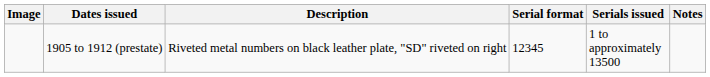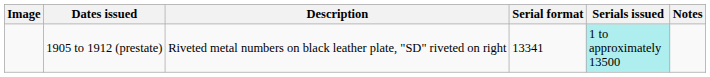(528, 48) 12345 -> (528, 48) 13341
(625, 48) no background -> (625, 48) paleturquoise background
